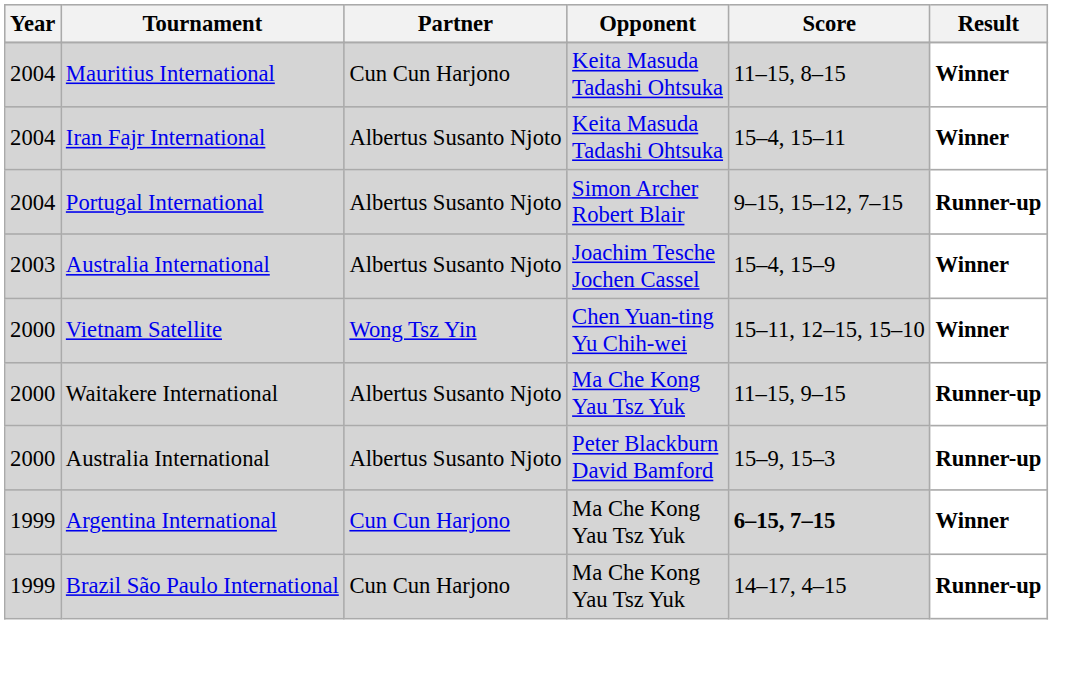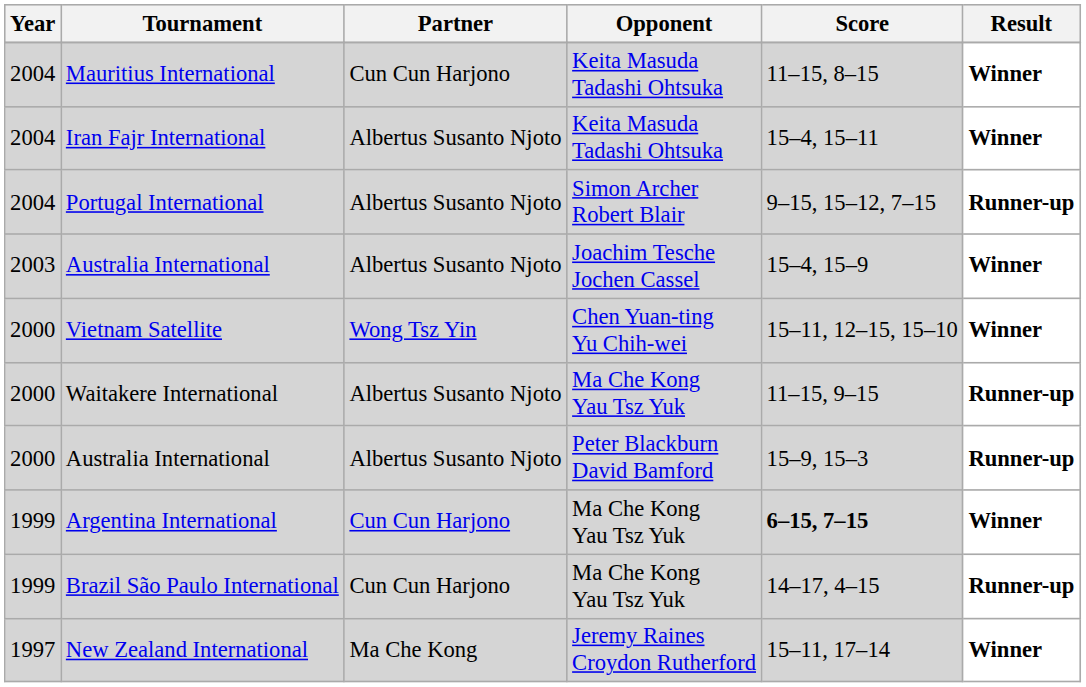+ row: (187, 649)
